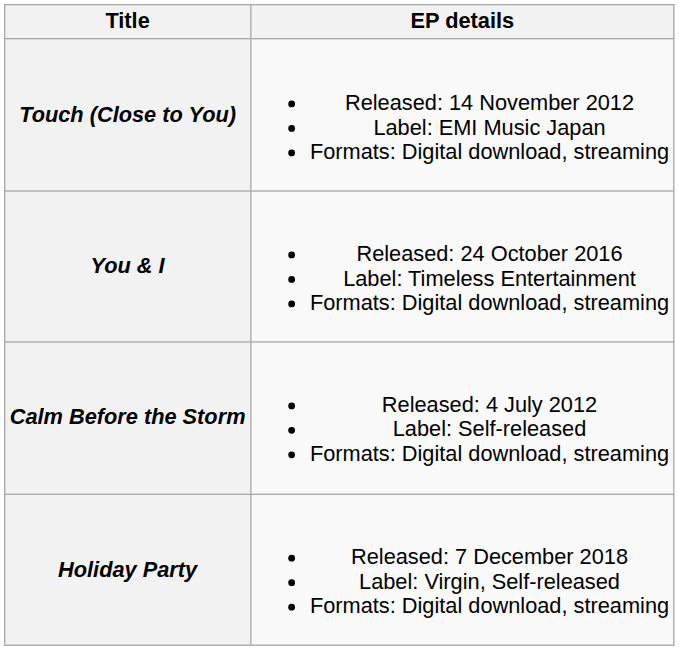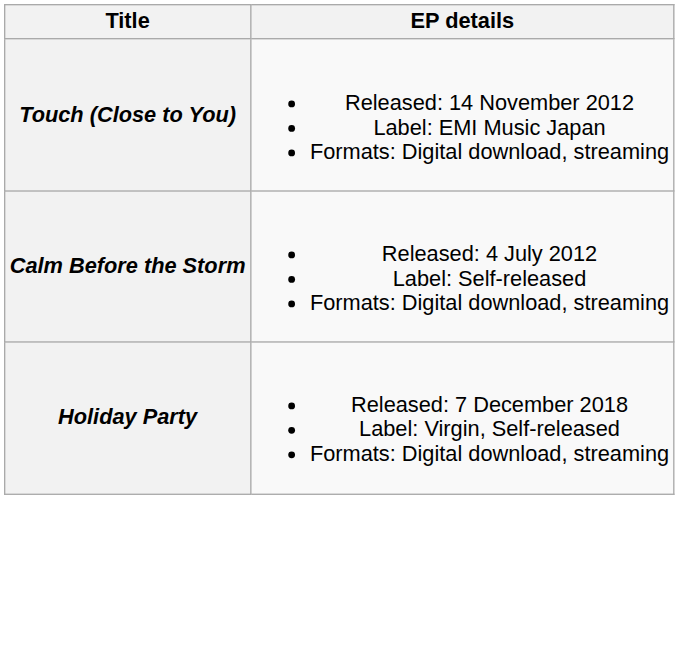- row: (128, 266)
